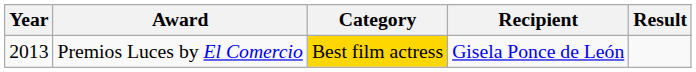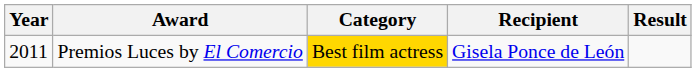(29, 51) 2013 -> (28, 51) 2011
